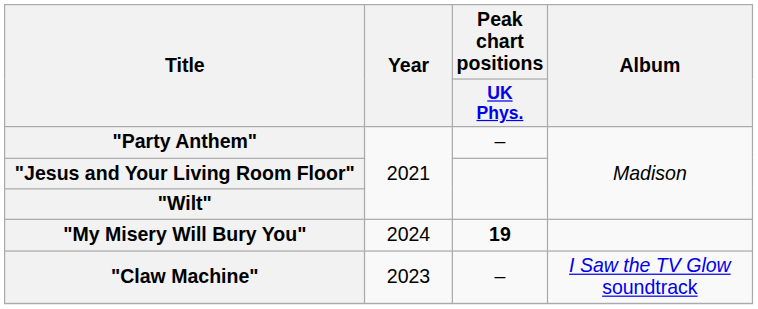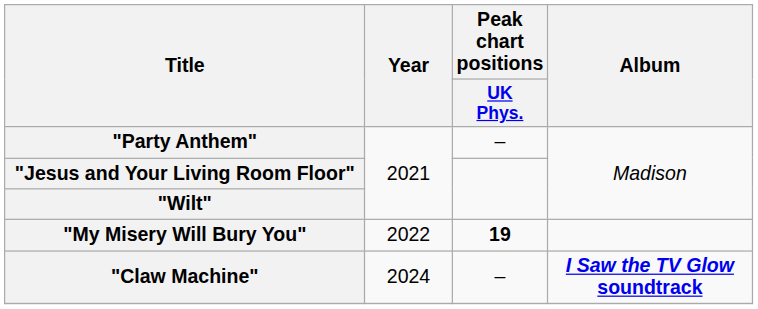(409, 235) 2024 -> (409, 235) 2022
(409, 276) 2023 -> (409, 276) 2024
(650, 276) normal -> (650, 276) bold
